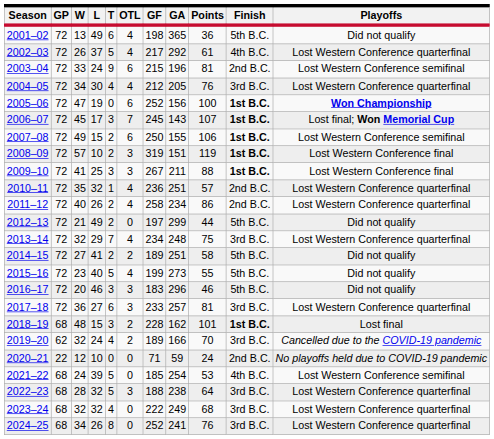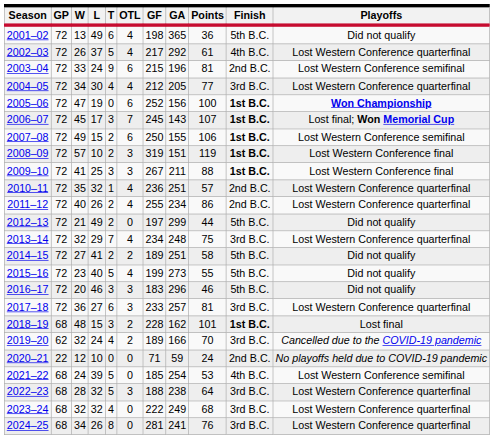(208, 86) 76 -> (208, 86) 77
(154, 205) 258 -> (154, 205) 255
(154, 426) 252 -> (154, 426) 281
